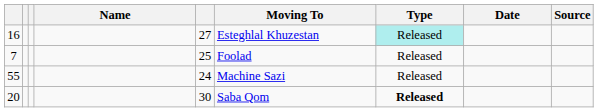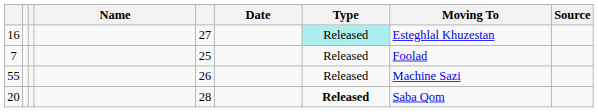columns swapped: (295, 14) <-> (507, 14)
(205, 76) 24 -> (205, 76) 26
(205, 97) 30 -> (205, 97) 28
